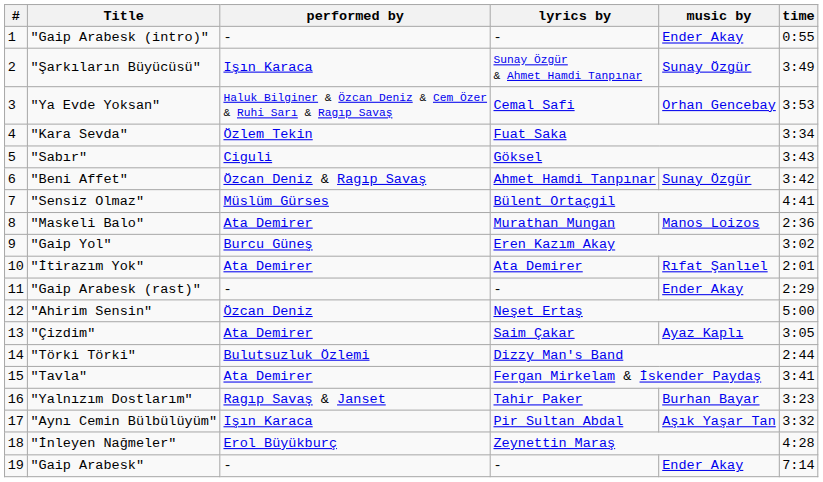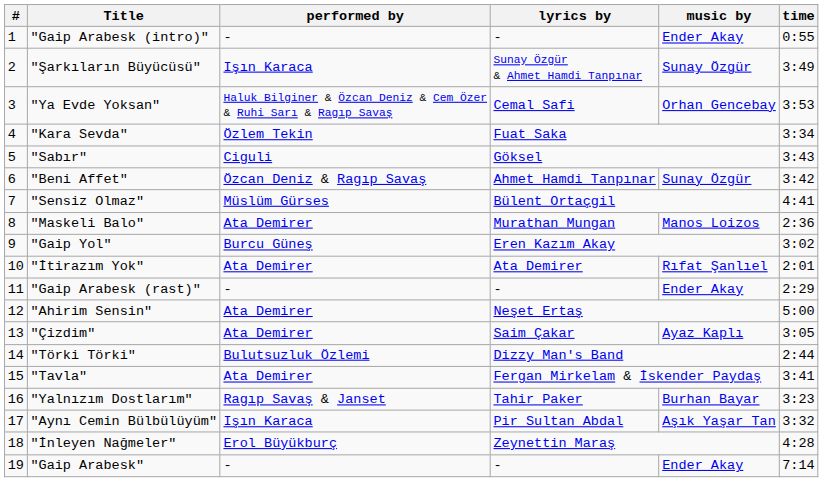(268, 311) Özcan Deniz -> (268, 311) Ata Demirer
